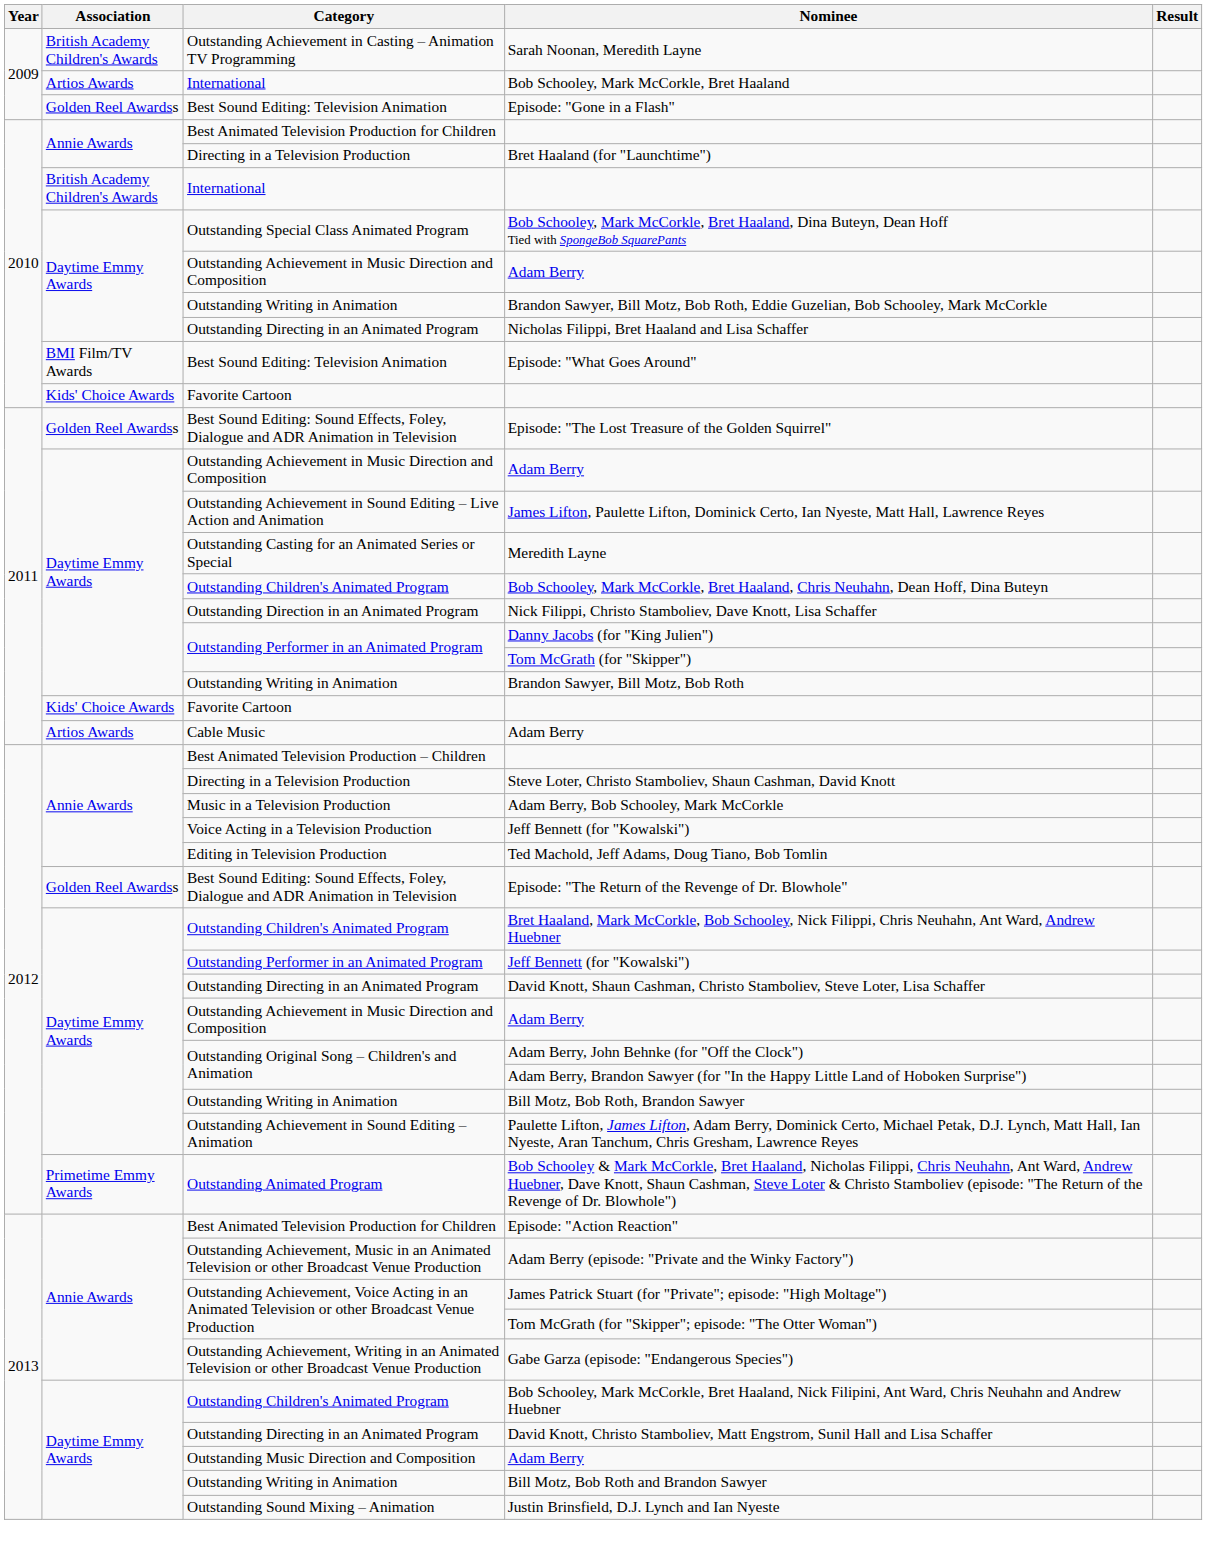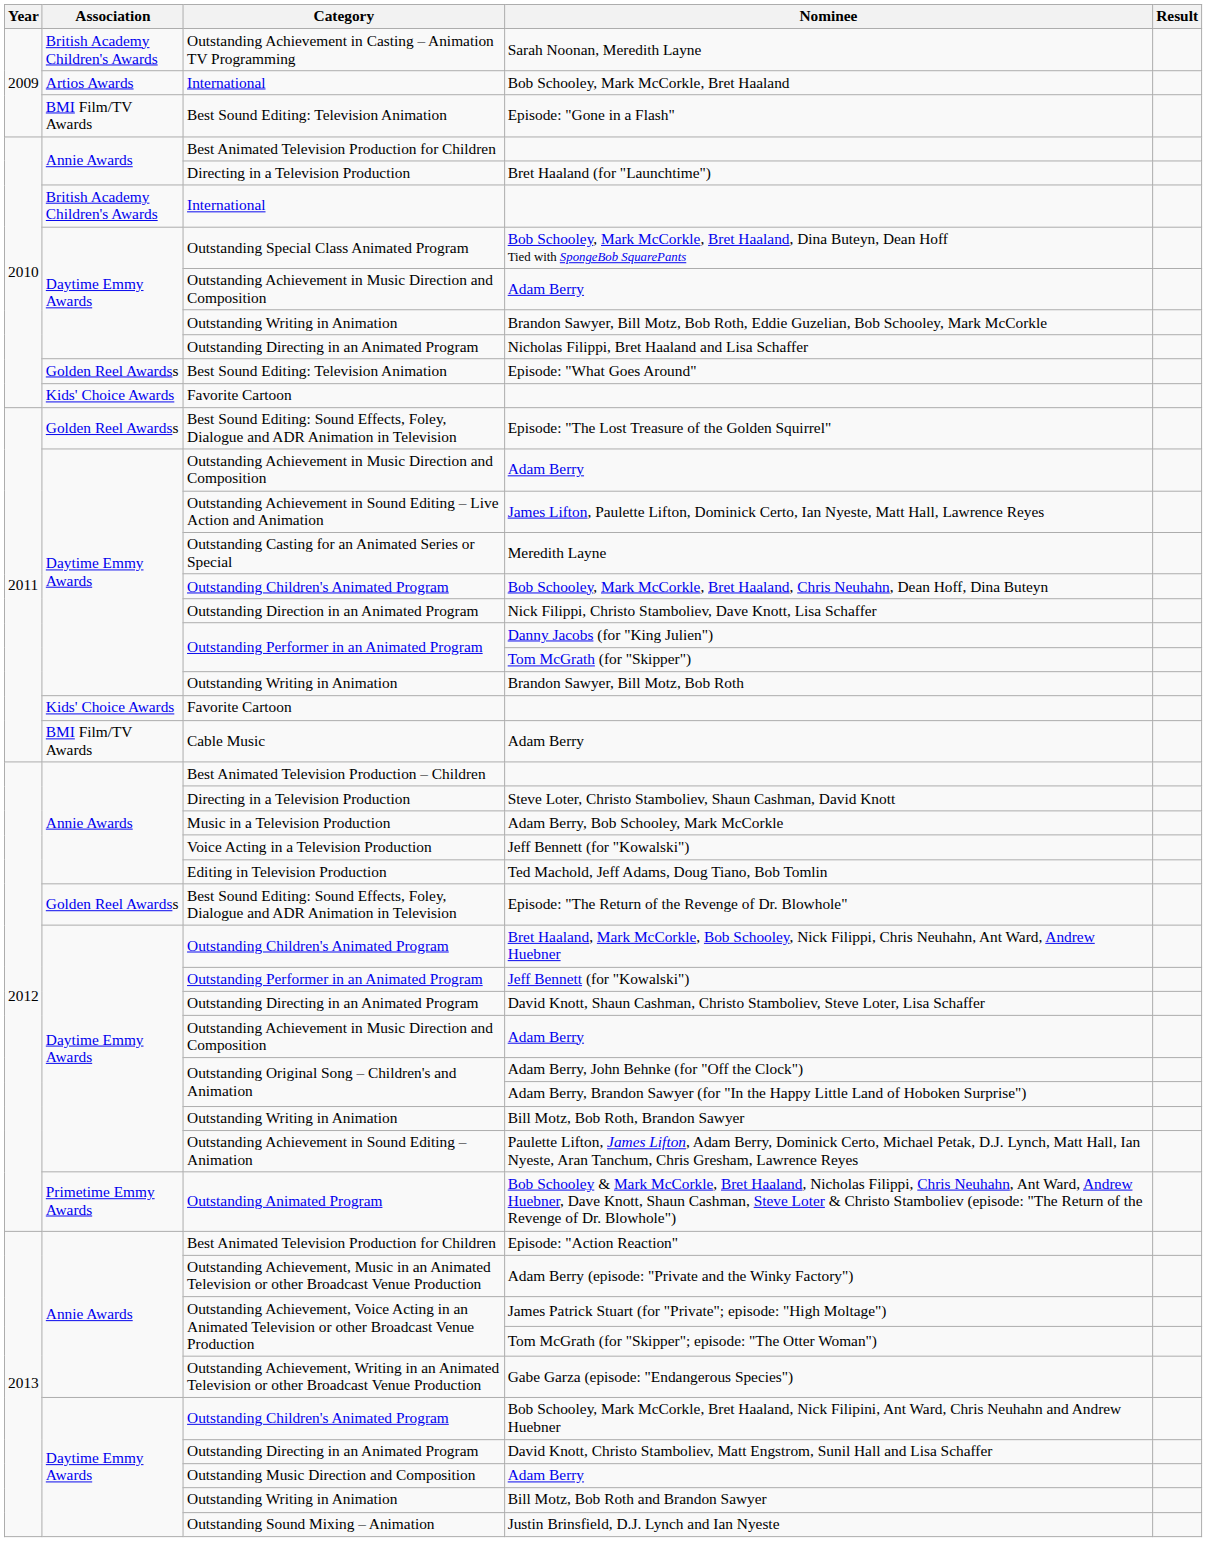(112, 107) Golden Reel Awardss -> (89, 115) BMI Film/TV Awards
(89, 362) BMI Film/TV Awards -> (112, 371) Golden Reel Awardss
(90, 732) Artios Awards -> (89, 741) BMI Film/TV Awards
